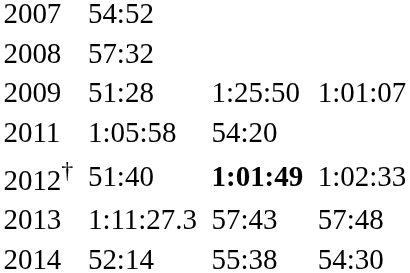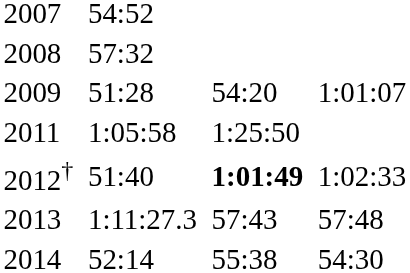(256, 92) 1:25:50 -> (245, 92) 54:20
(245, 132) 54:20 -> (256, 132) 1:25:50
